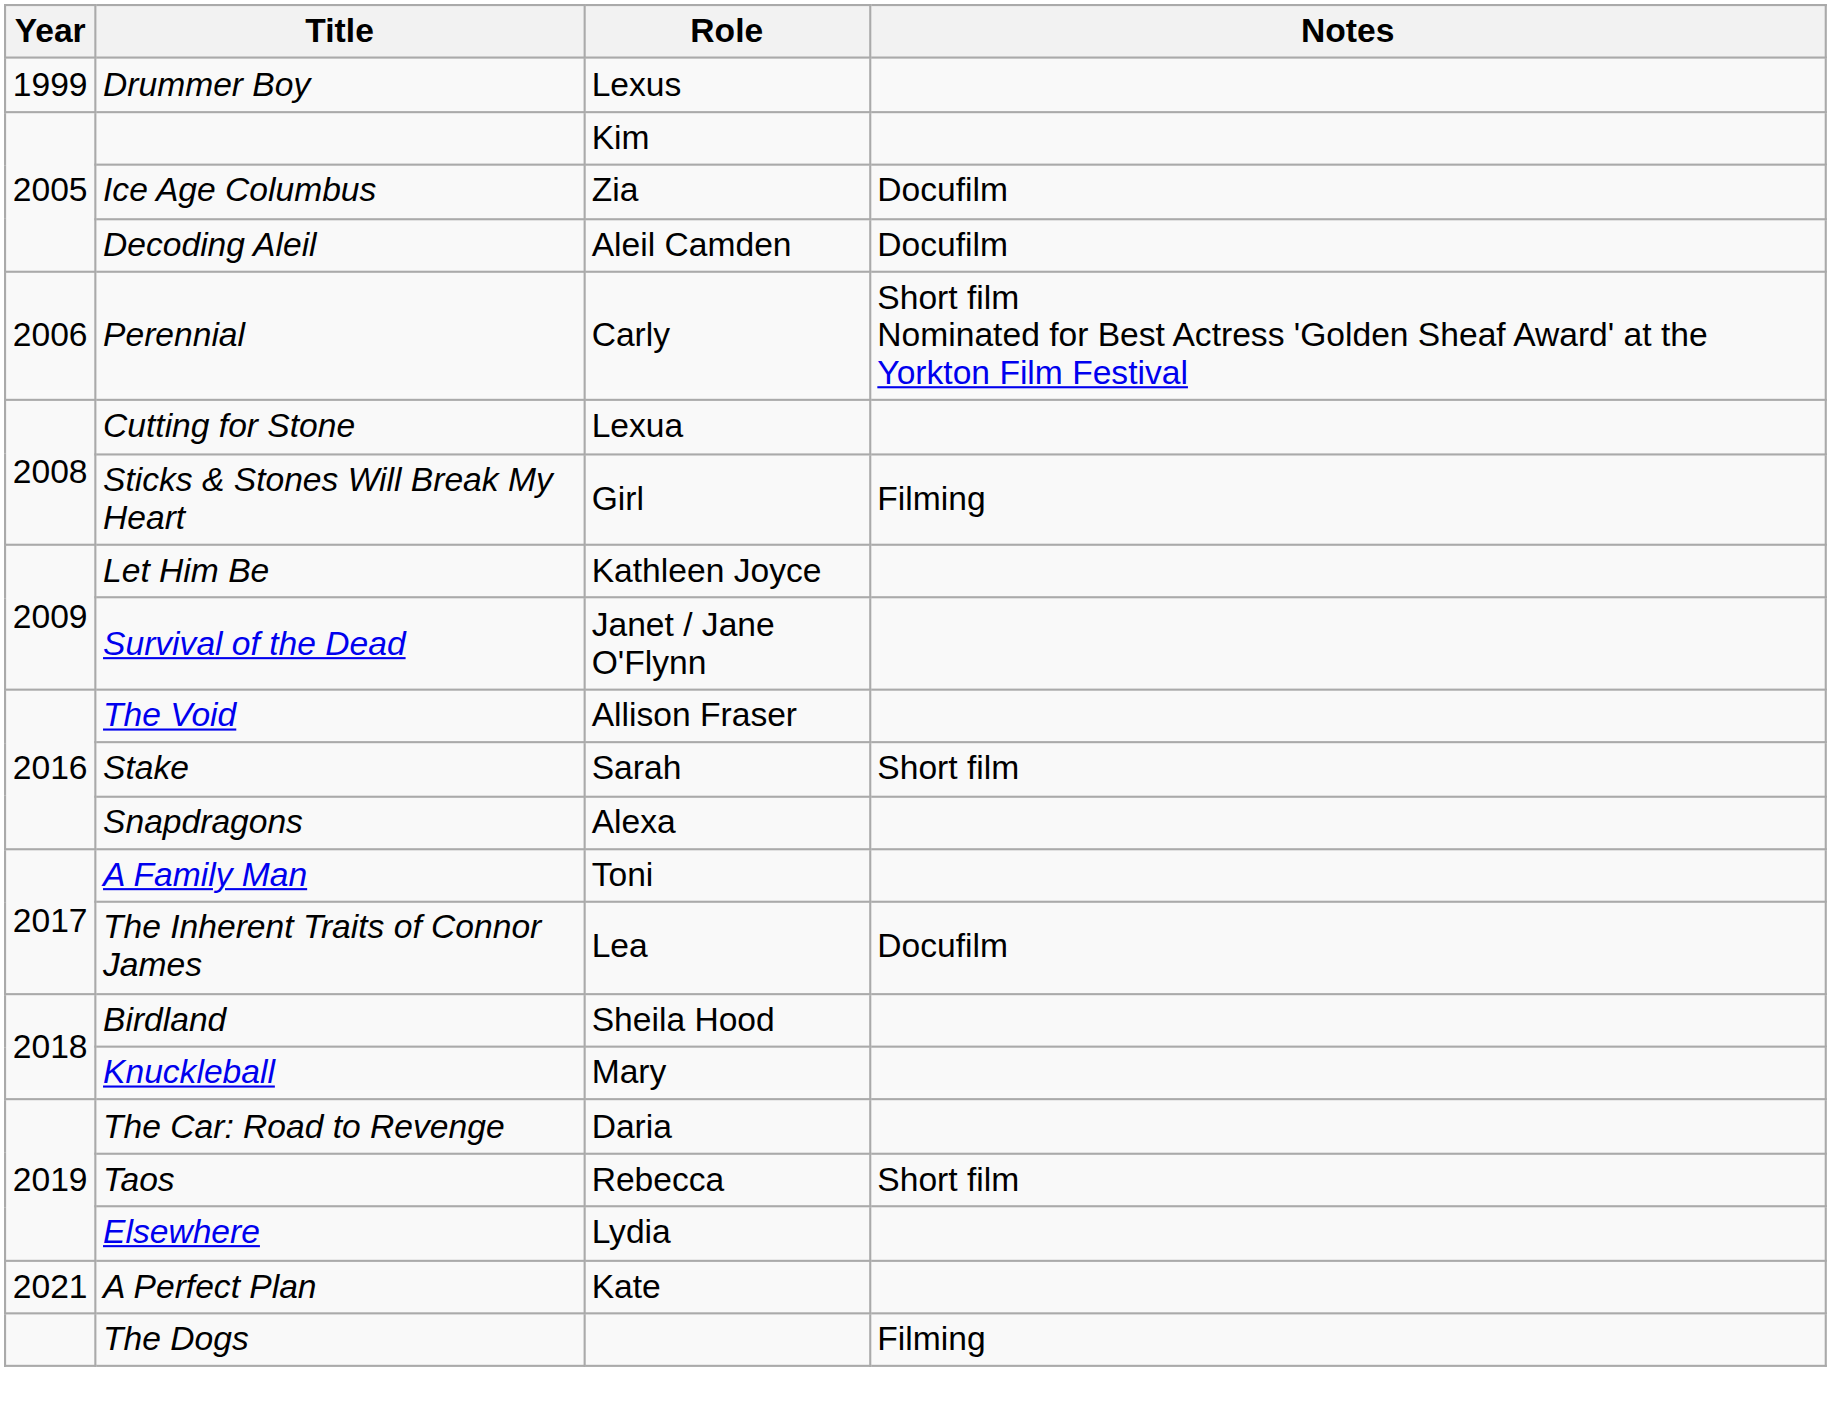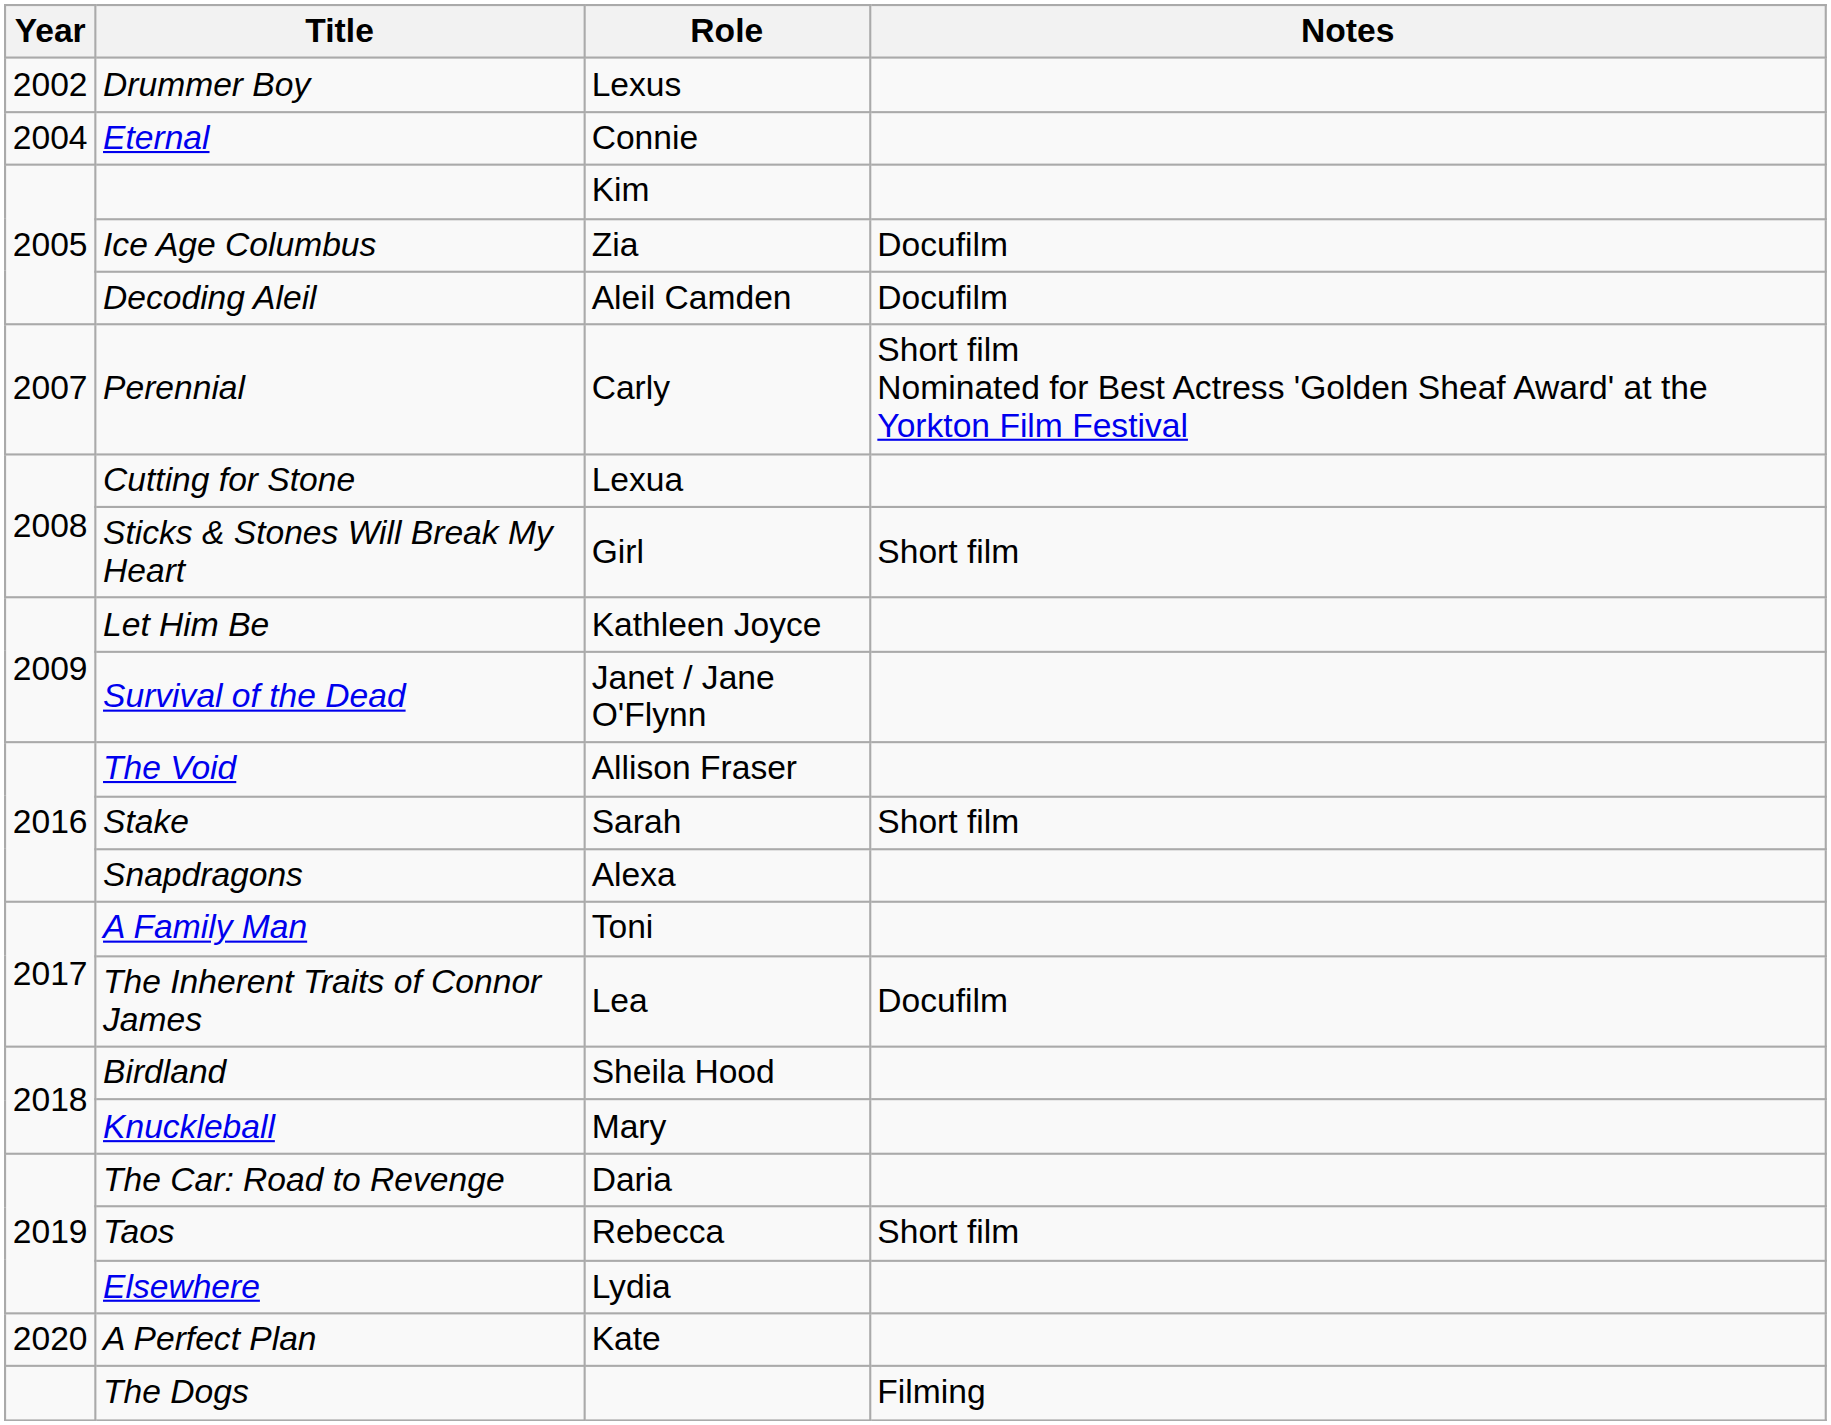(50, 84) 1999 -> (50, 84) 2002
+ row: (156, 137)
(50, 335) 2006 -> (50, 388) 2007
(931, 498) Filming -> (948, 551) Short film
(50, 1285) 2021 -> (50, 1339) 2020
